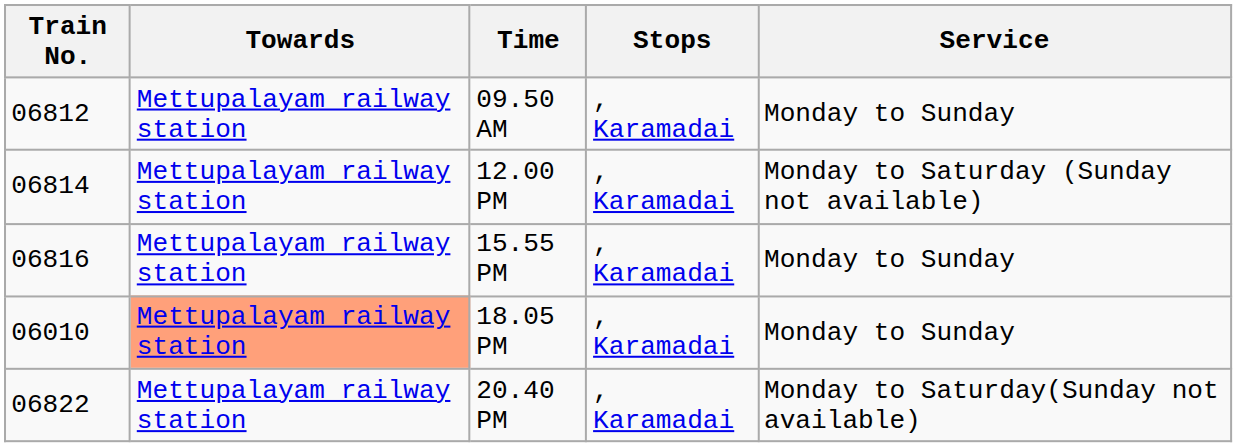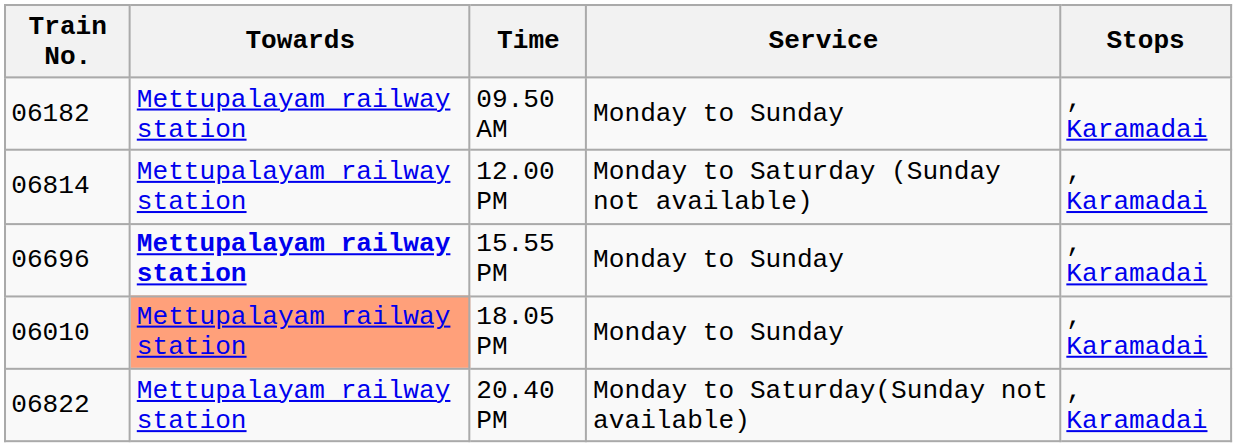columns swapped: (672, 41) <-> (994, 41)
(50, 114) 06812 -> (50, 114) 06182
(50, 260) 06816 -> (50, 260) 06696
(294, 260) normal -> (294, 260) bold
